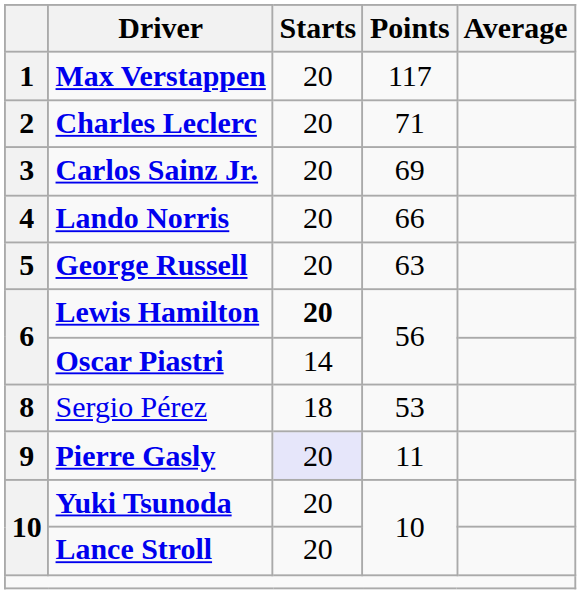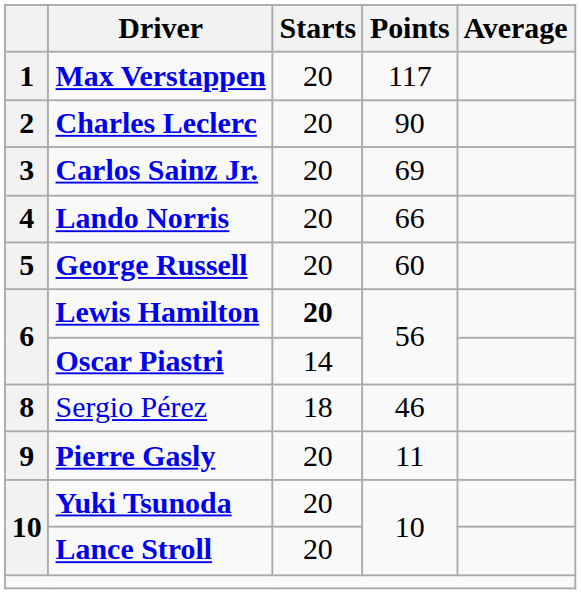(410, 123) 71 -> (410, 123) 90
(410, 265) 63 -> (410, 265) 60
(410, 407) 53 -> (410, 407) 46
(318, 455) lavender background -> (318, 455) no background
